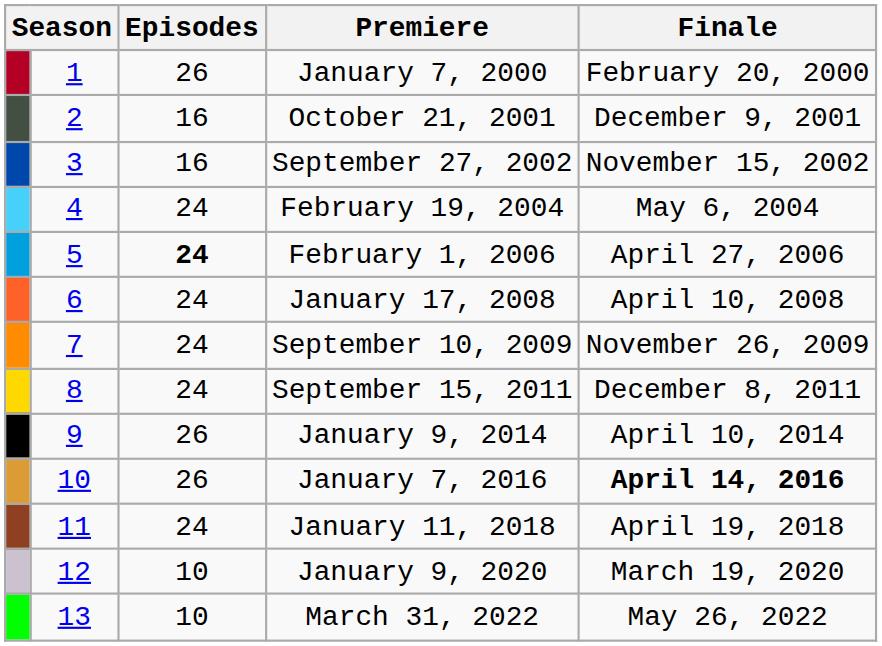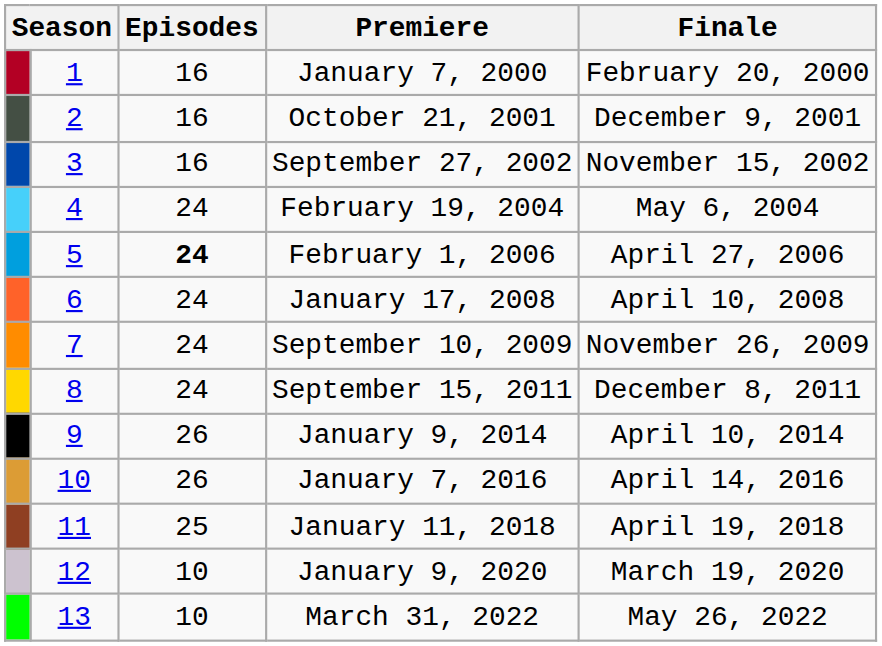(192, 73) 26 -> (192, 73) 16
(728, 481) bold -> (728, 481) normal
(192, 526) 24 -> (192, 526) 25
